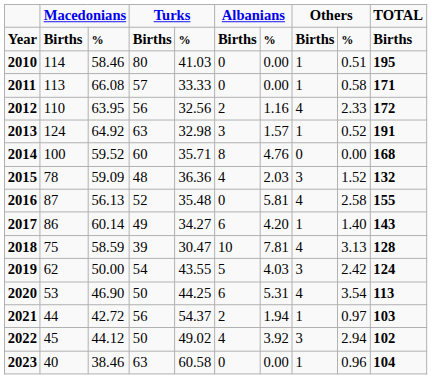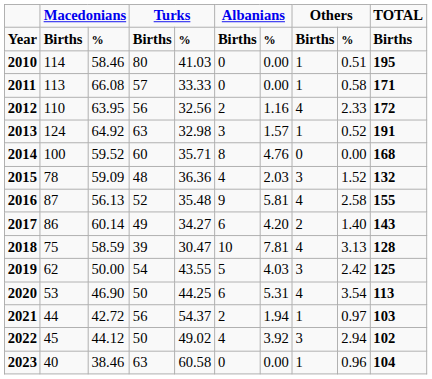(222, 200) 0 -> (222, 200) 9
(299, 223) 1 -> (299, 223) 2
(384, 270) 124 -> (384, 270) 125
